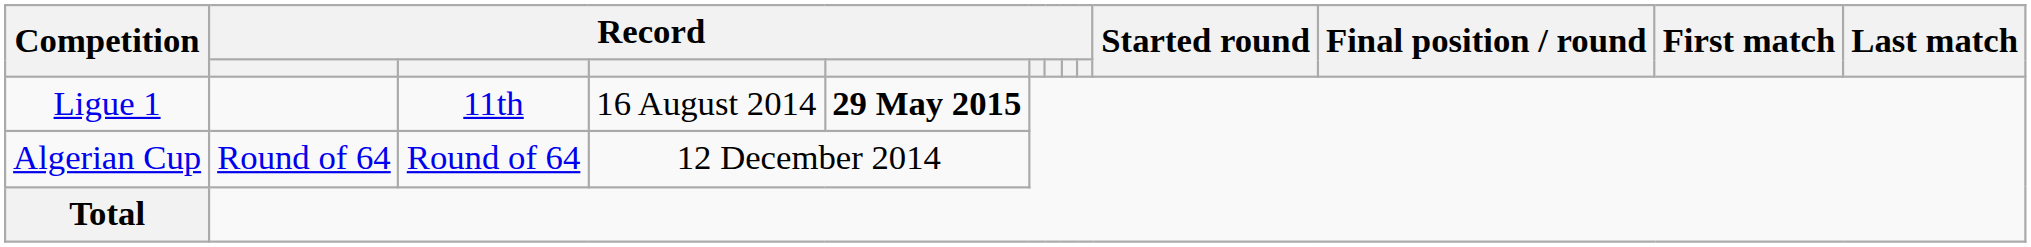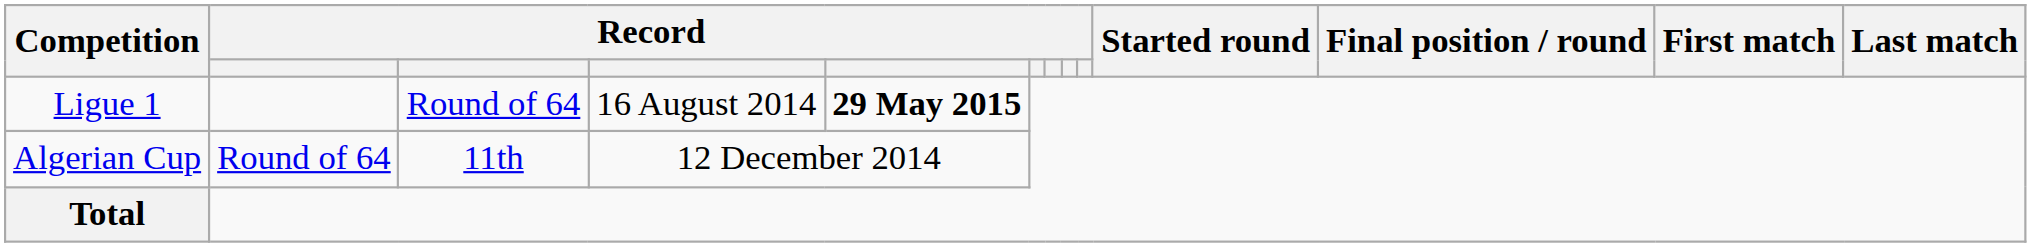(494, 103) 11th -> (494, 103) Round of 64
(494, 158) Round of 64 -> (494, 158) 11th
